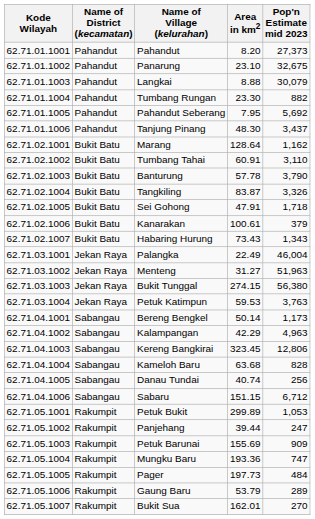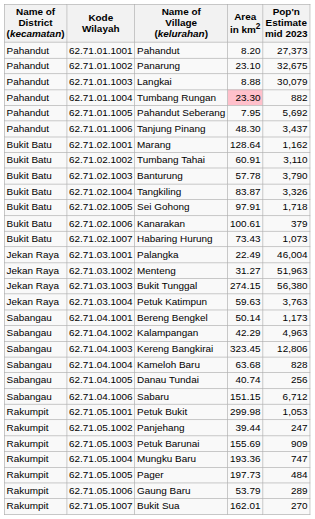columns swapped: (38, 23) <-> (104, 23)
(248, 97) no background -> (248, 97) pink background
(248, 207) 47.91 -> (248, 207) 97.91
(295, 239) 1,343 -> (295, 239) 1,073
(248, 302) 59.53 -> (248, 302) 59.63
(245, 412) 299.89 -> (245, 412) 299.98
